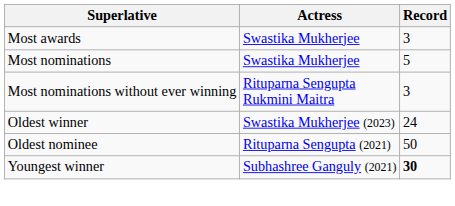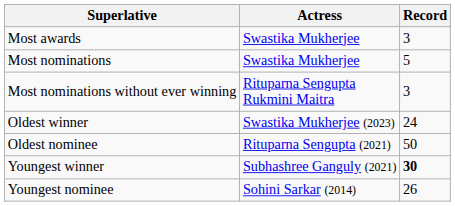+ row: (61, 189)
